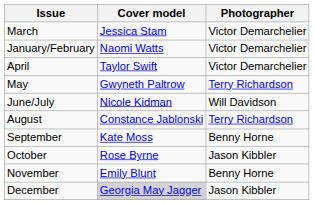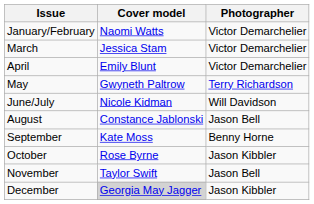rows swapped: (51, 48) <-> (22, 31)
(128, 66) Taylor Swift -> (128, 66) Emily Blunt
(251, 119) Terry Richardson -> (234, 119) Jason Bell
(128, 173) Emily Blunt -> (128, 173) Taylor Swift
(241, 173) Benny Horne -> (234, 173) Jason Bell
